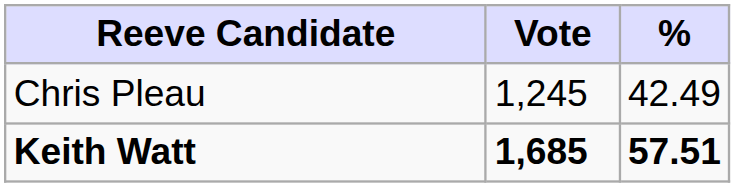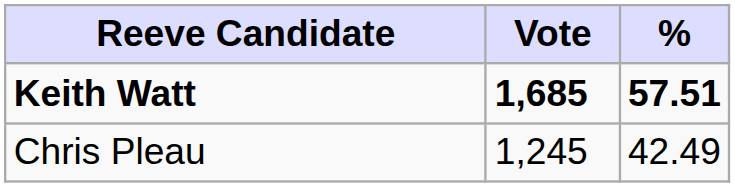rows swapped: (105, 151) <-> (110, 92)
